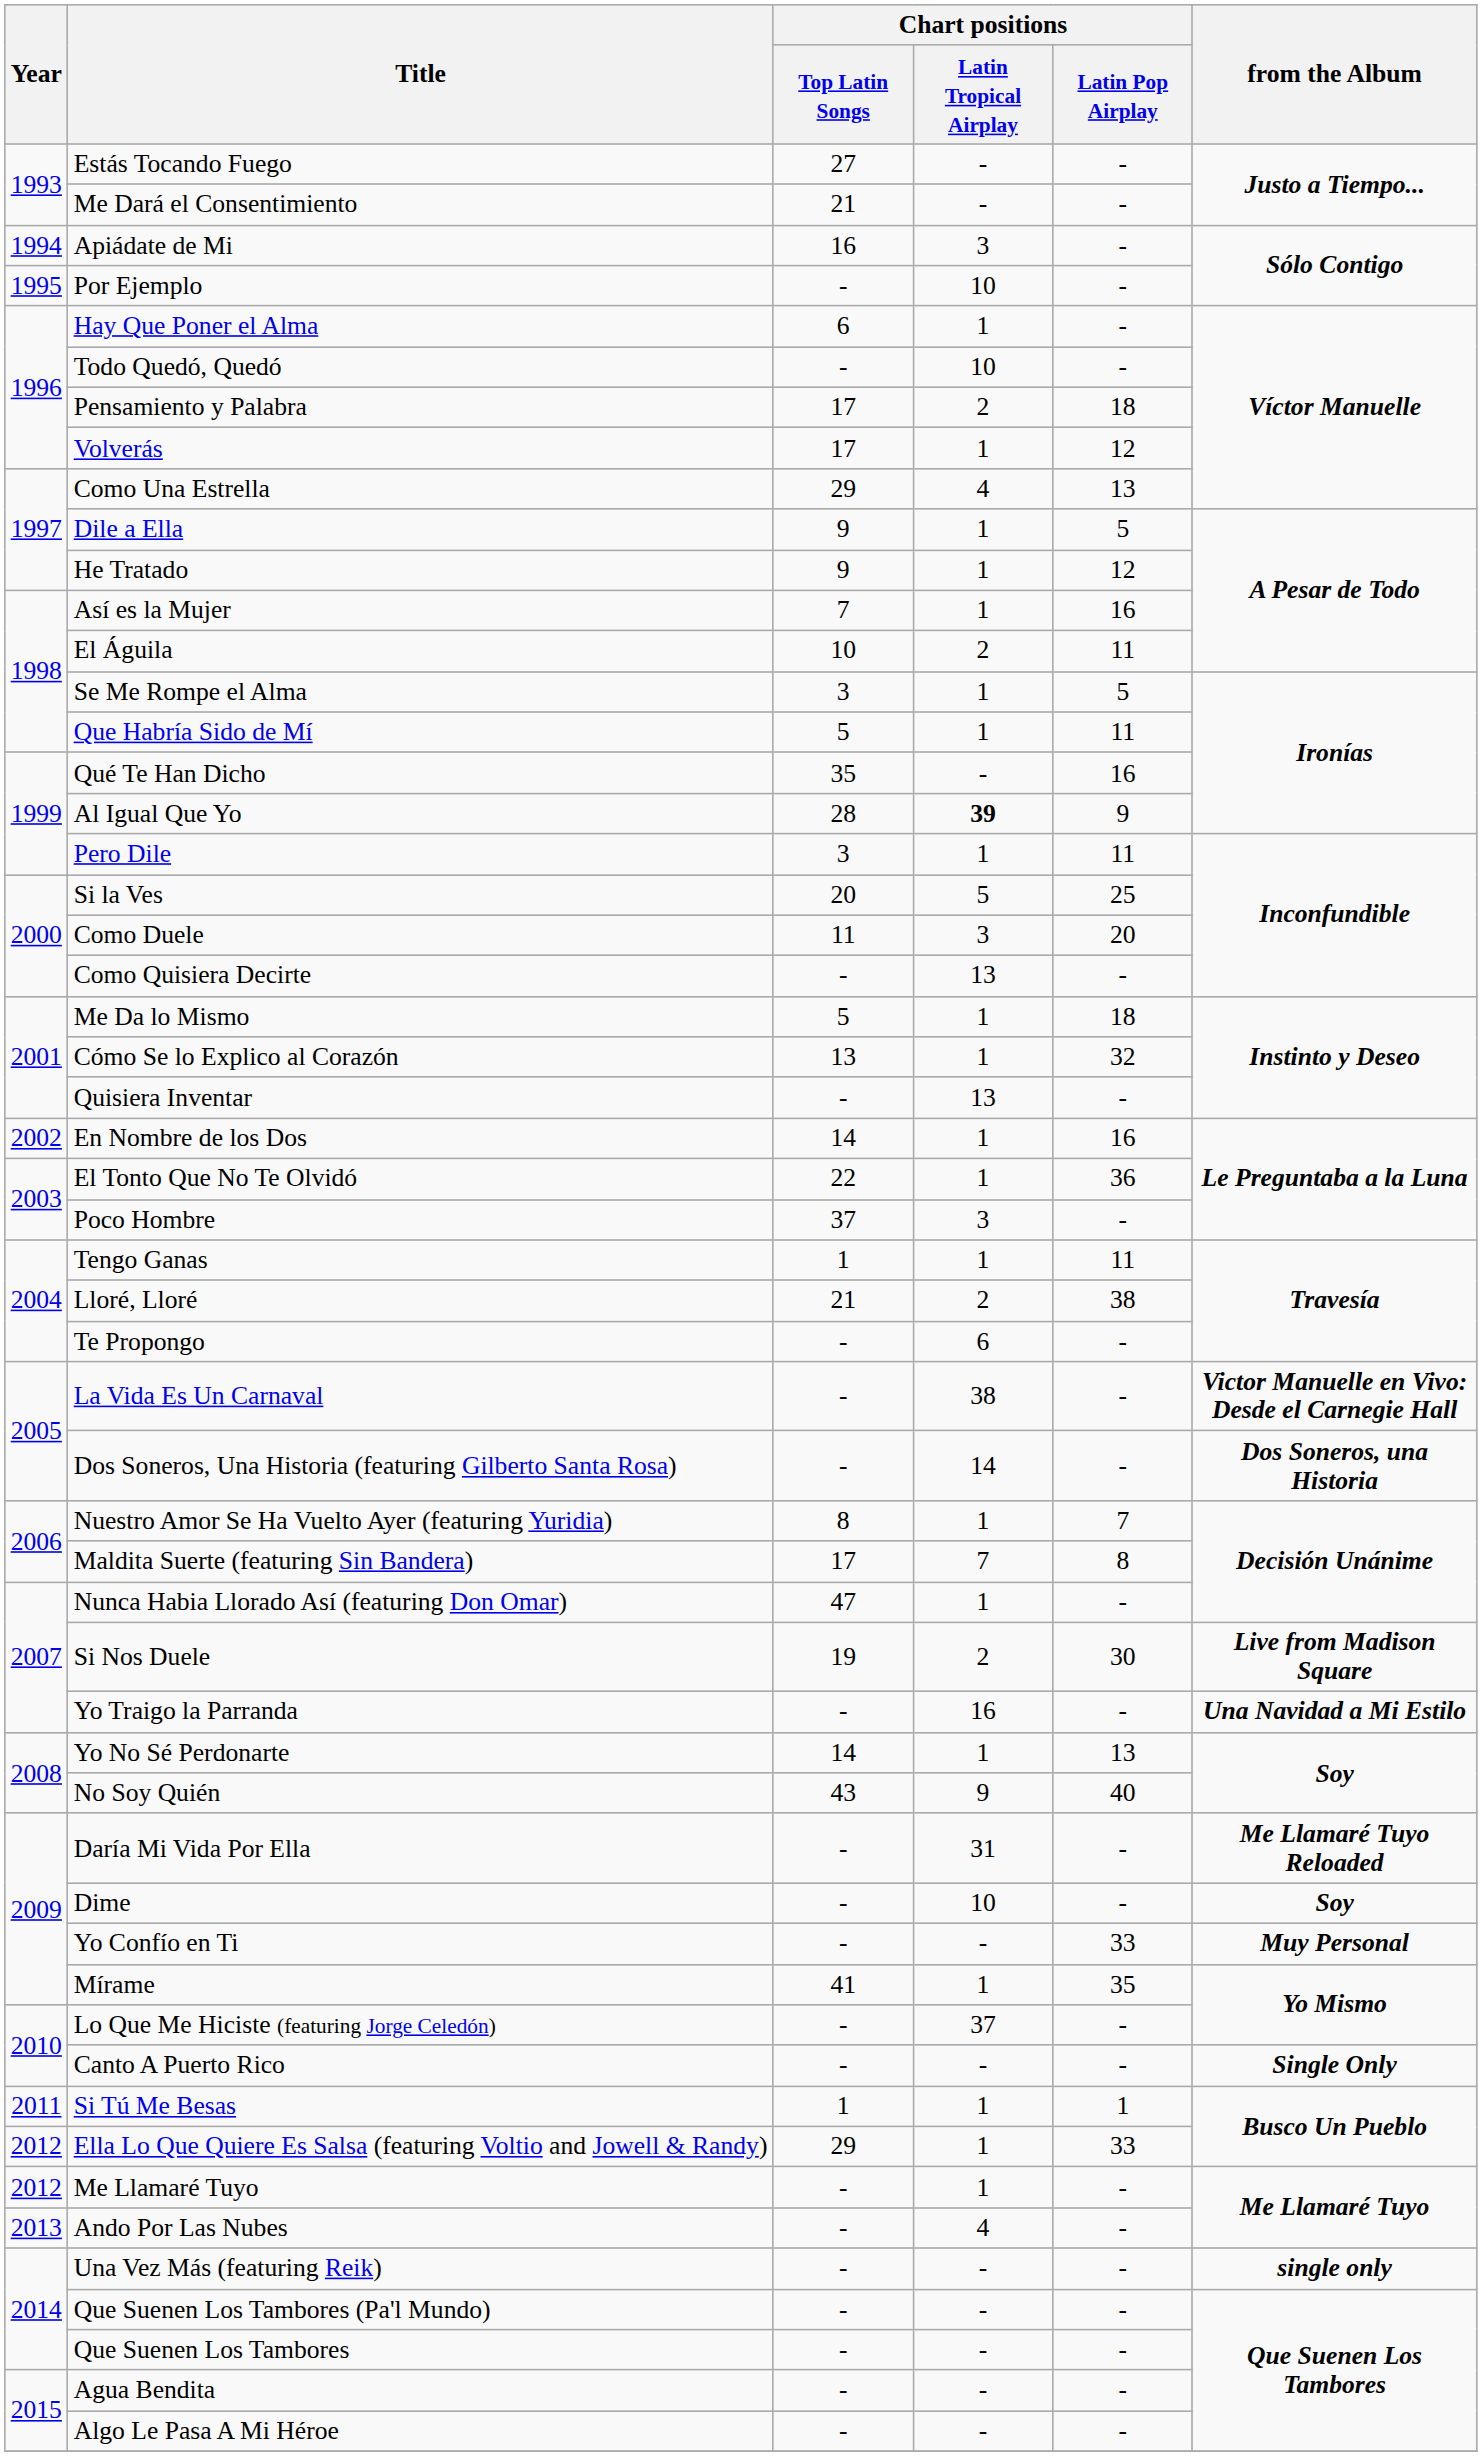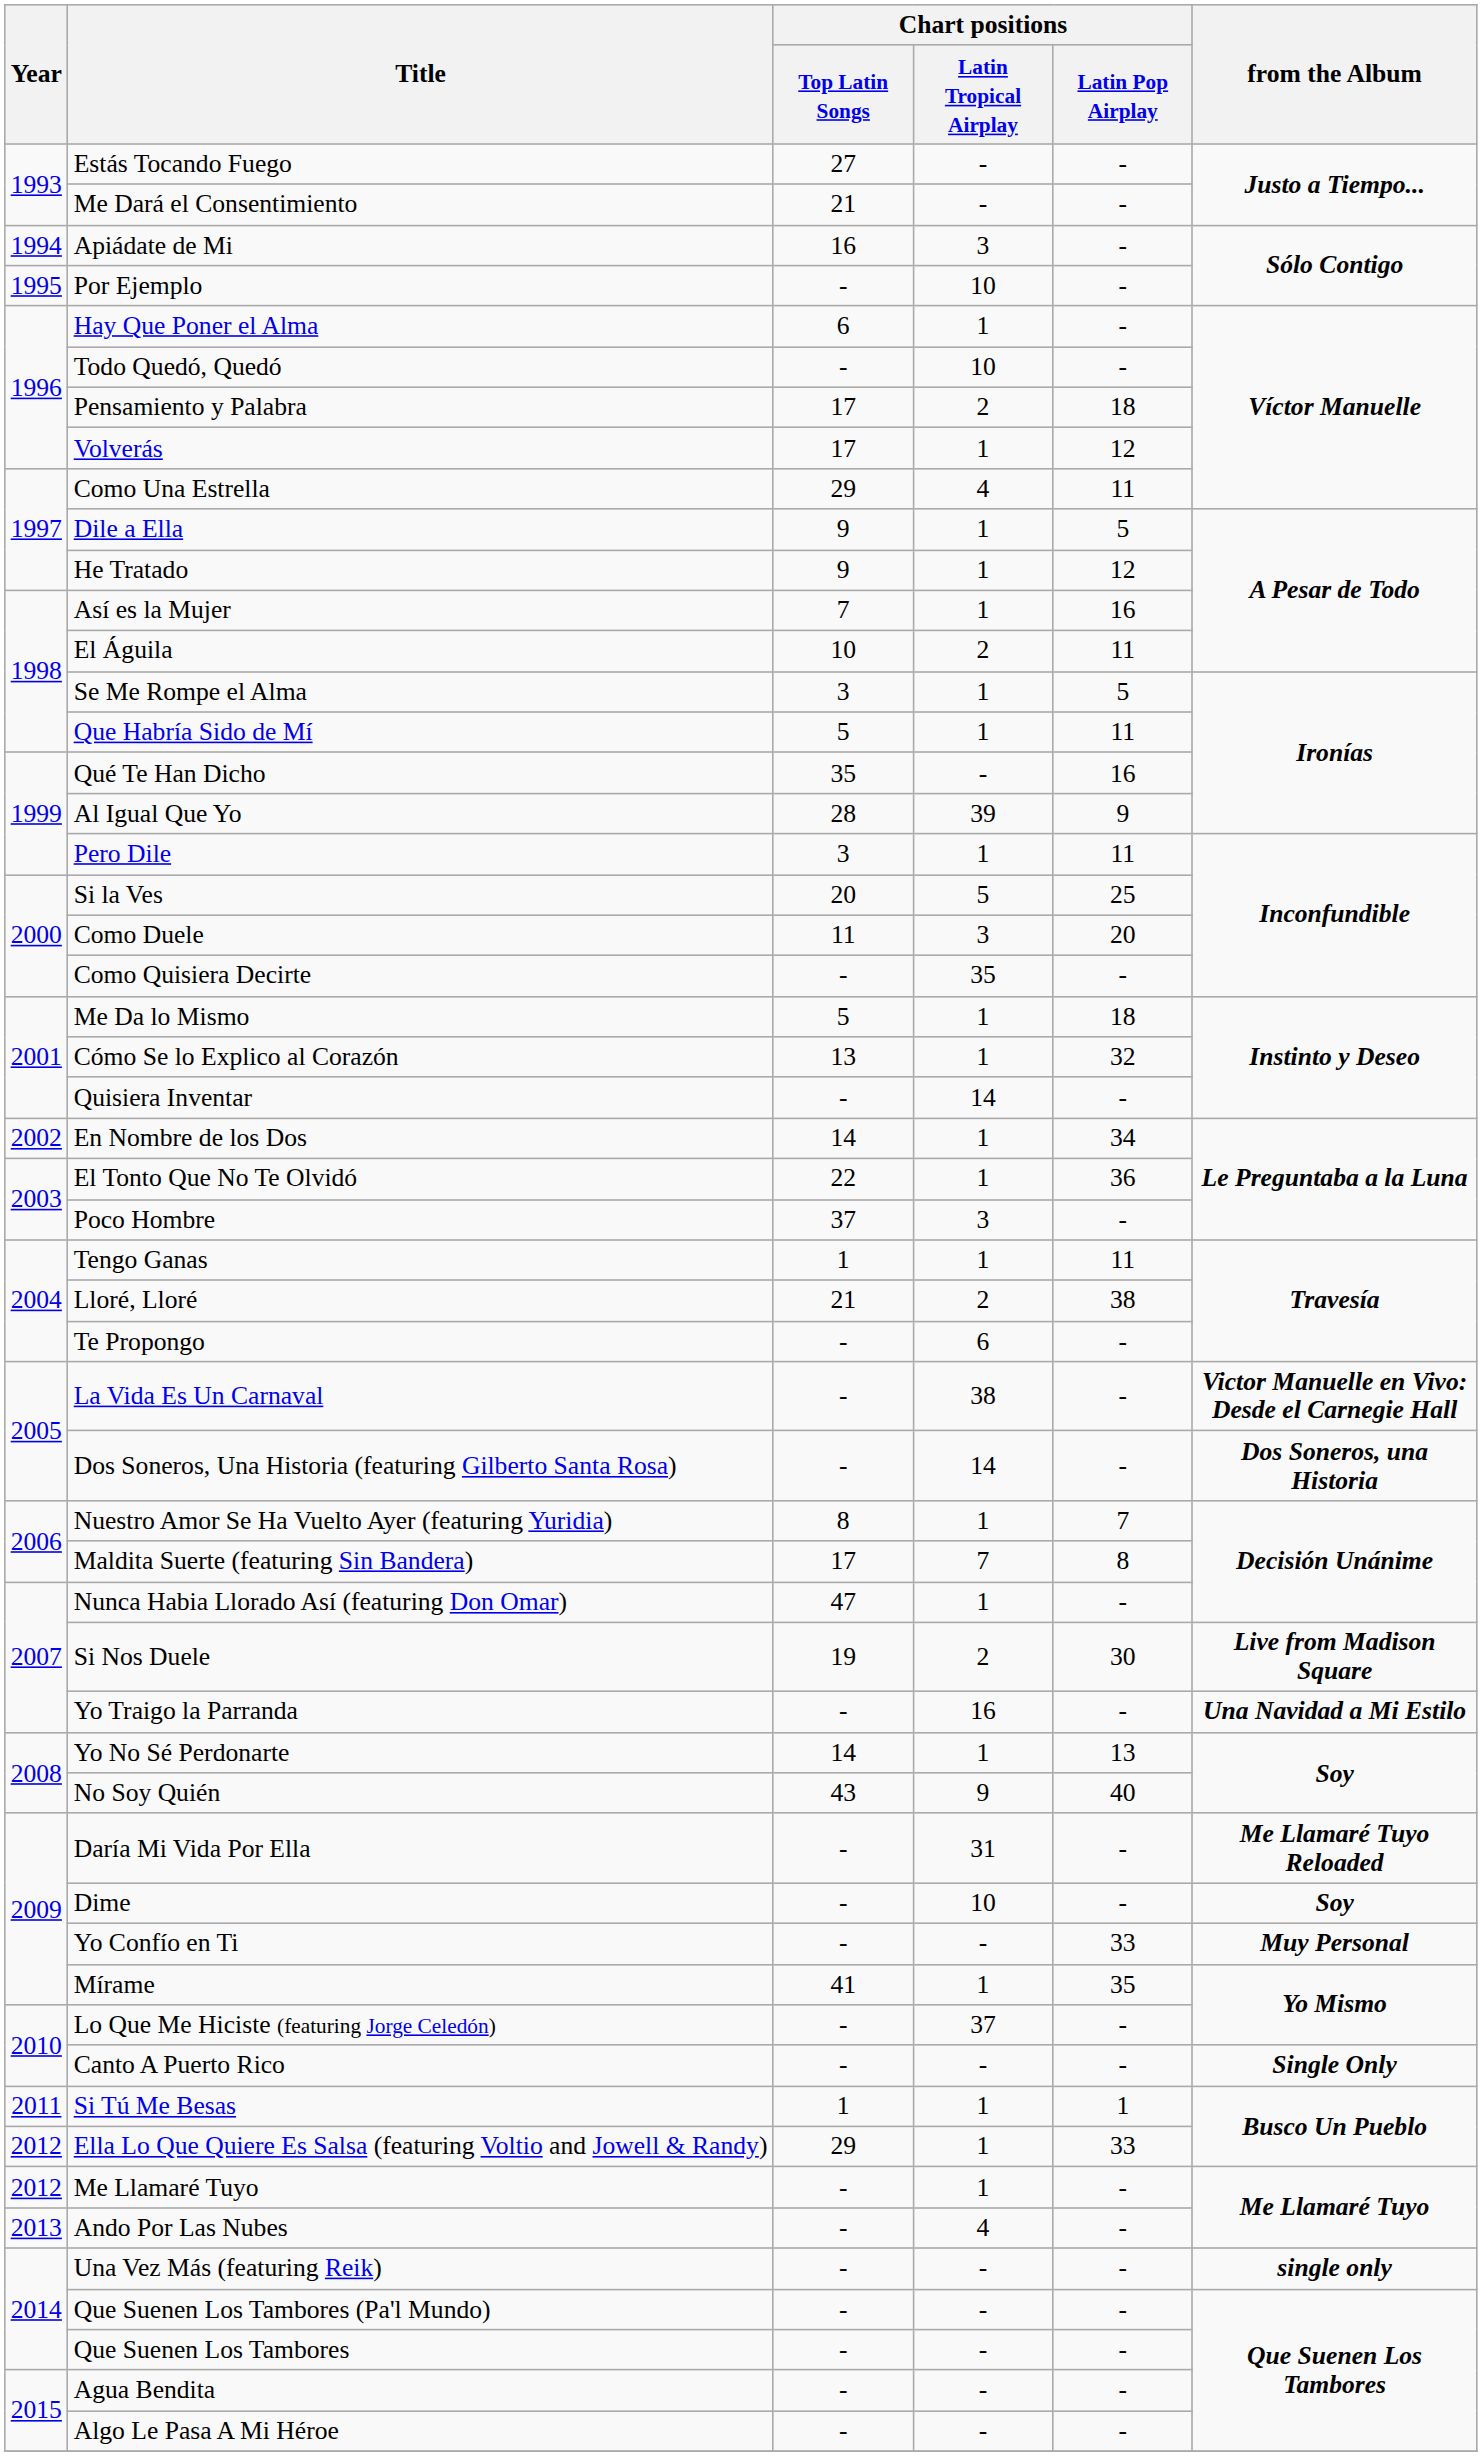(1123, 488) 13 -> (1123, 488) 11
(983, 813) bold -> (983, 813) normal
(983, 975) 13 -> (983, 975) 35
(983, 1097) 13 -> (983, 1097) 14
(1123, 1138) 16 -> (1123, 1138) 34
